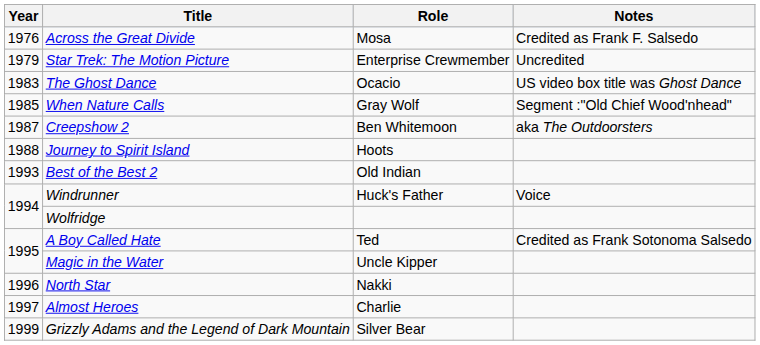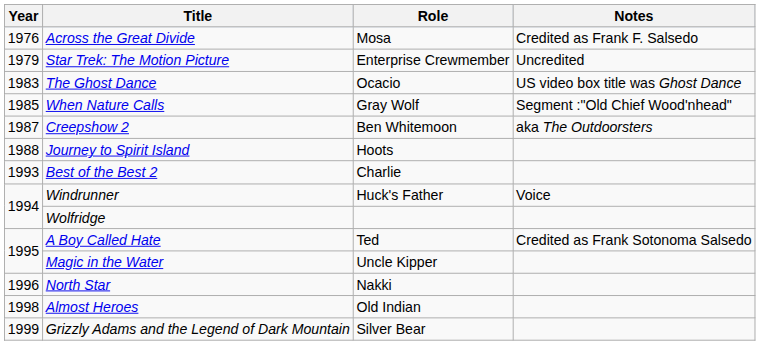(389, 172) Old Indian -> (379, 172) Charlie
(23, 307) 1997 -> (23, 307) 1998
(379, 307) Charlie -> (389, 307) Old Indian
